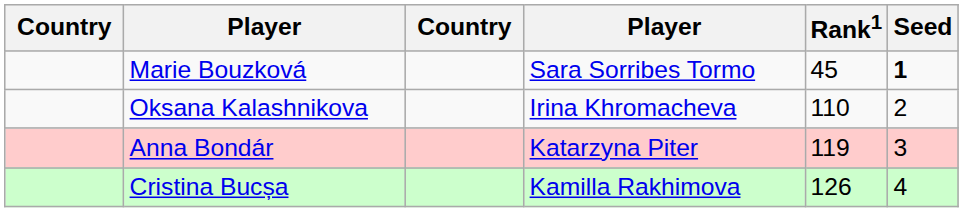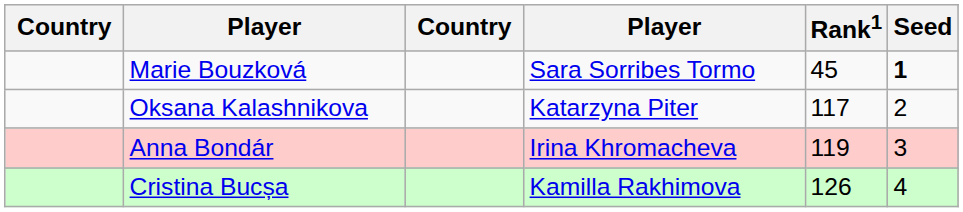(633, 108) Irina Khromacheva -> (614, 108) Katarzyna Piter
(830, 108) 110 -> (830, 108) 117
(614, 147) Katarzyna Piter -> (633, 147) Irina Khromacheva
